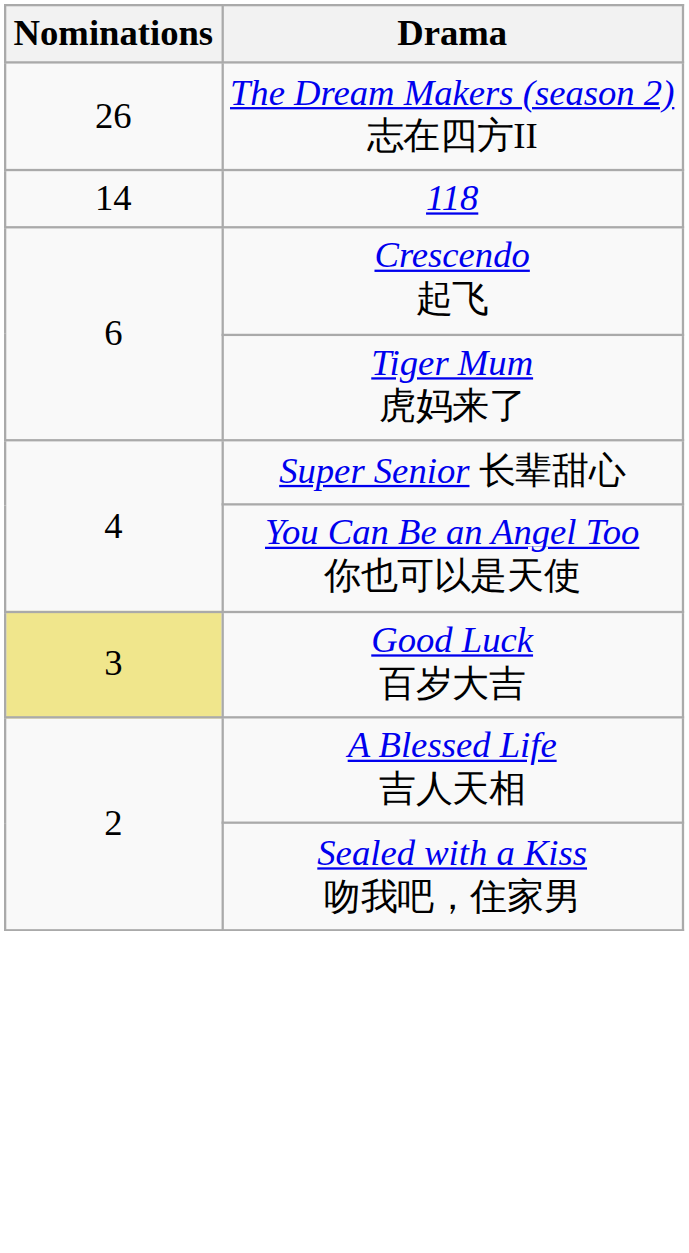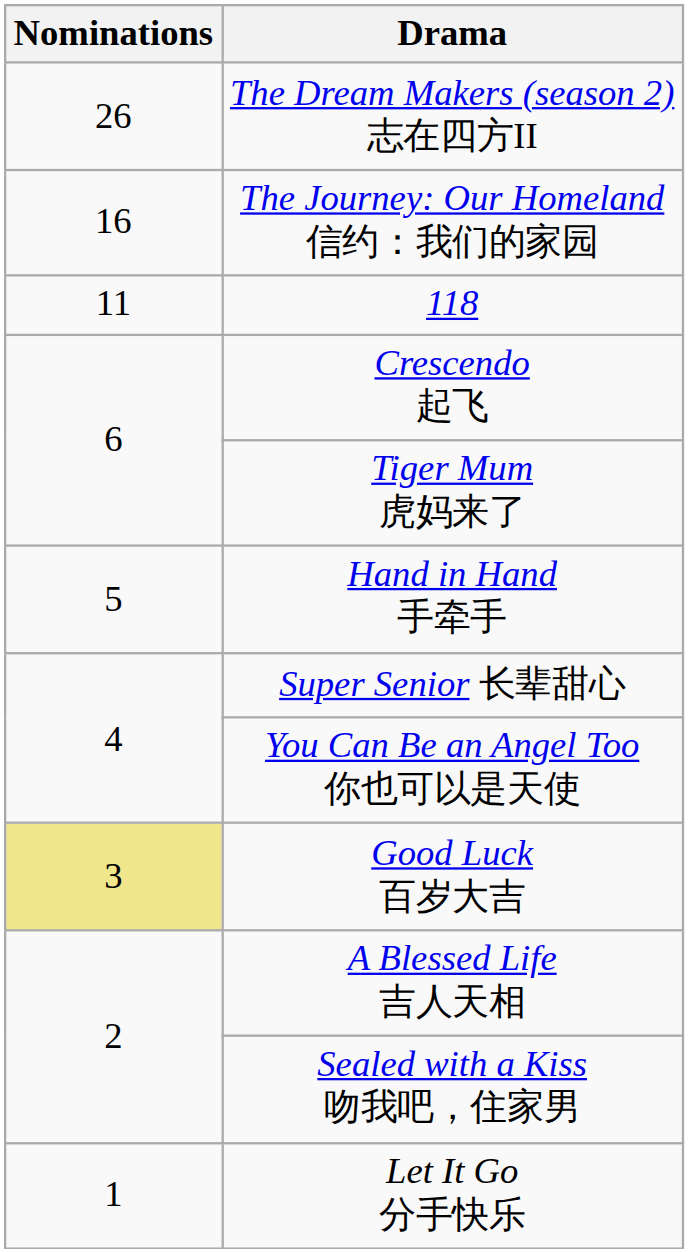+ row: (452, 219)
(113, 197) 14 -> (113, 304) 11
+ row: (452, 596)
+ row: (452, 1192)
